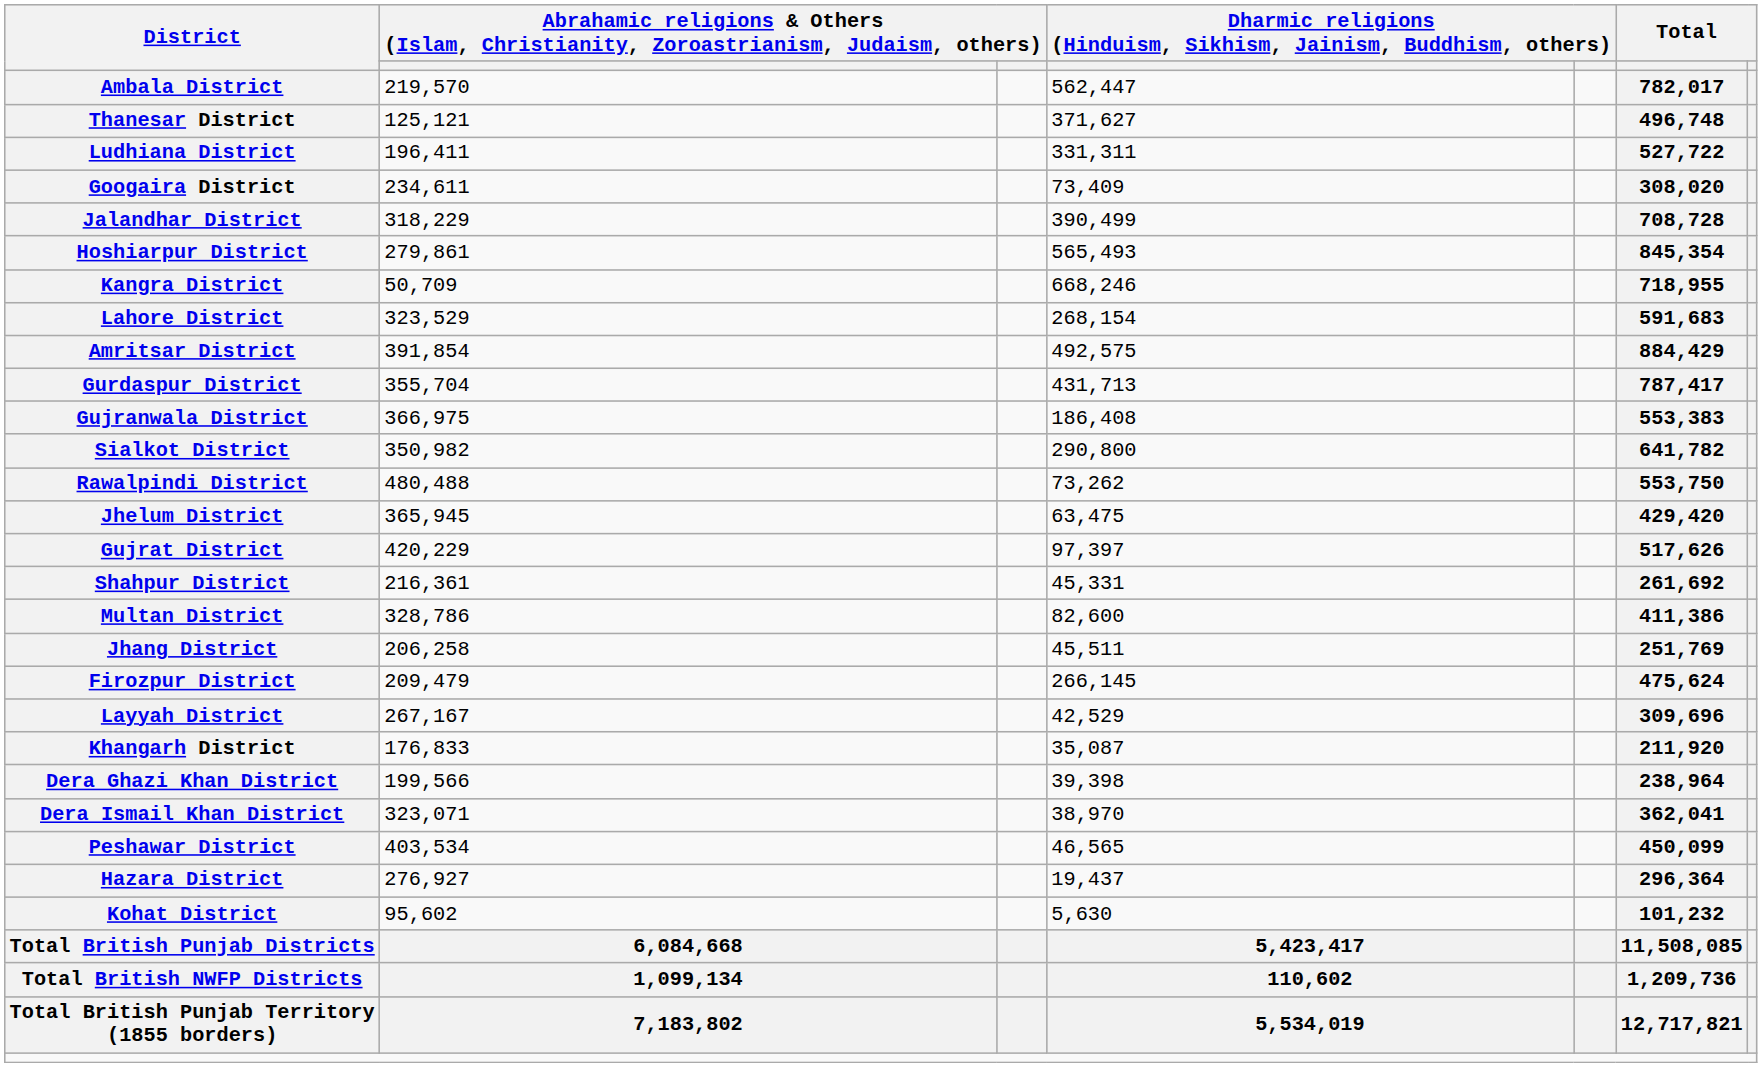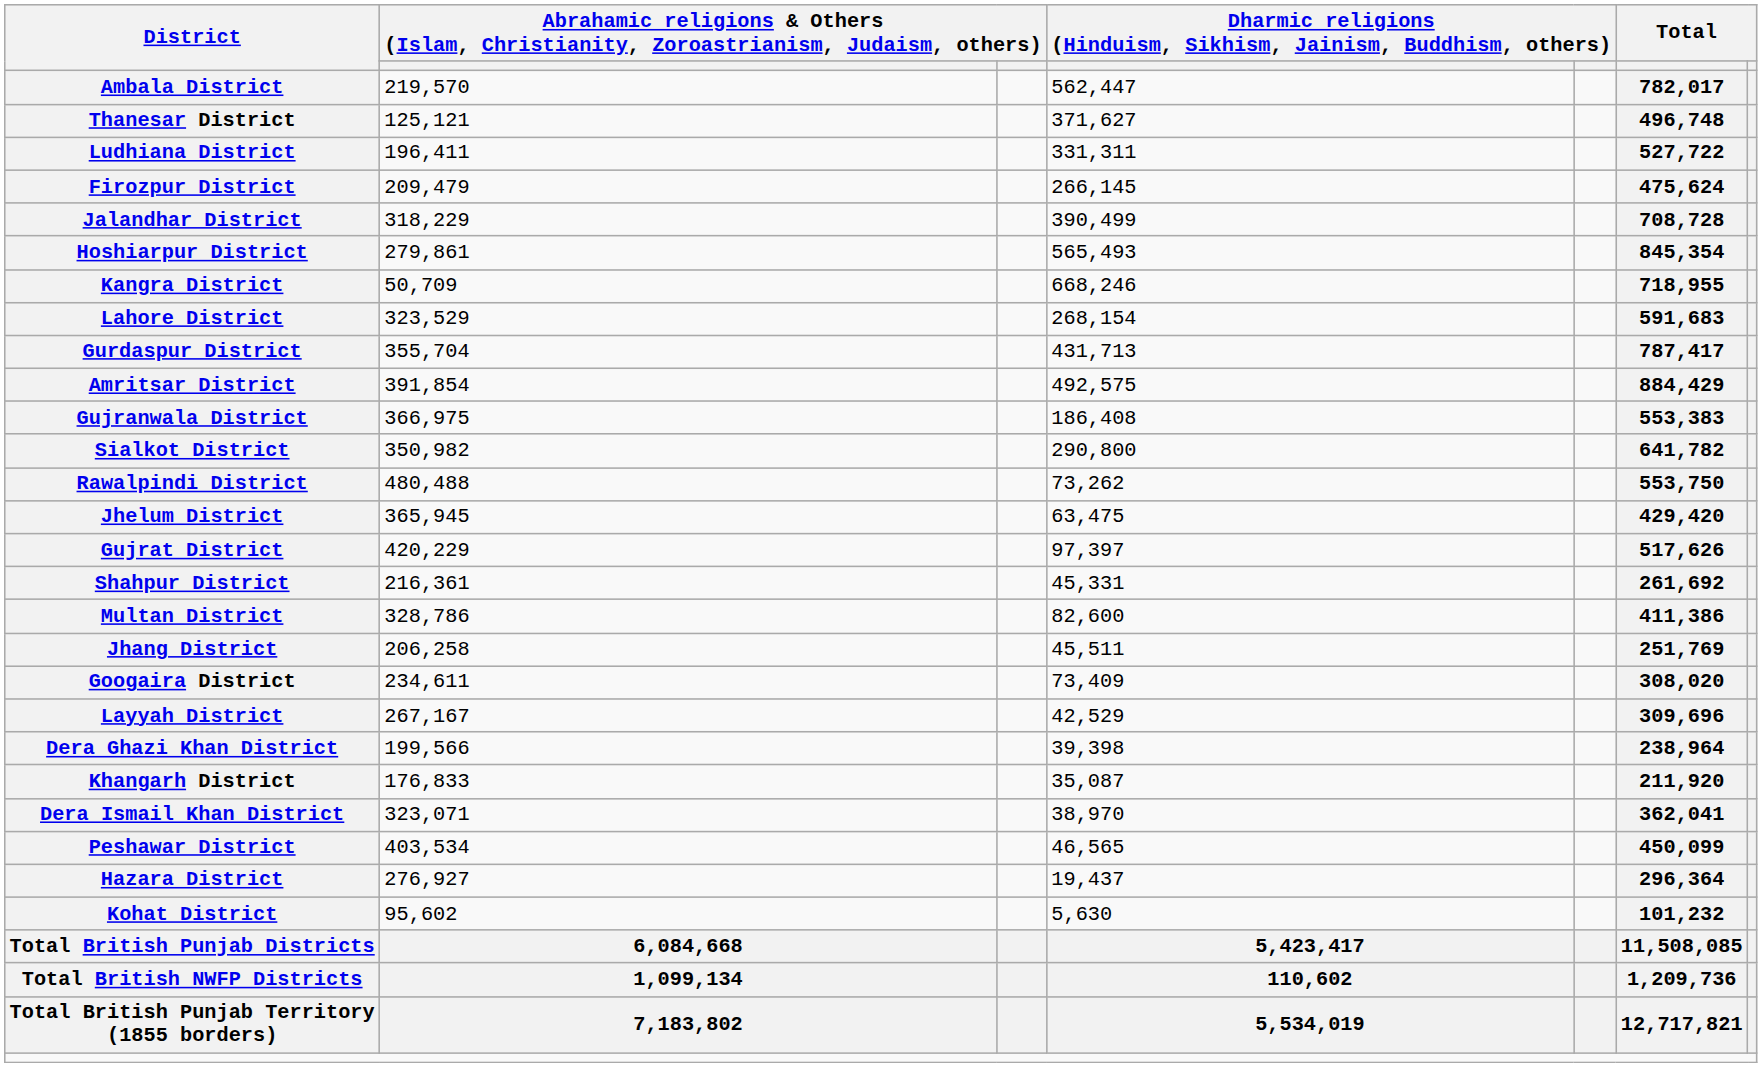rows swapped: (192, 682) <-> (192, 187)
rows swapped: (192, 352) <-> (192, 385)
rows swapped: (192, 748) <-> (192, 782)
